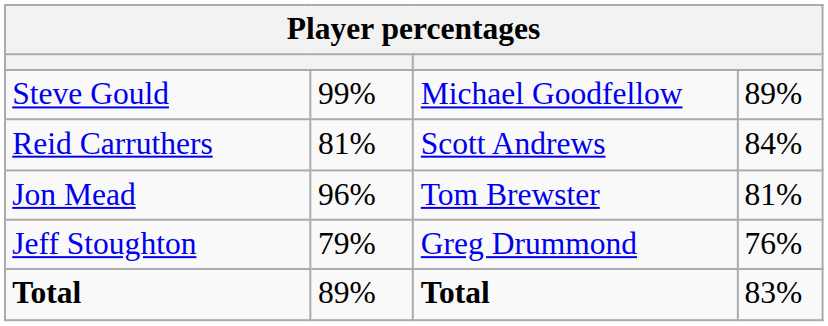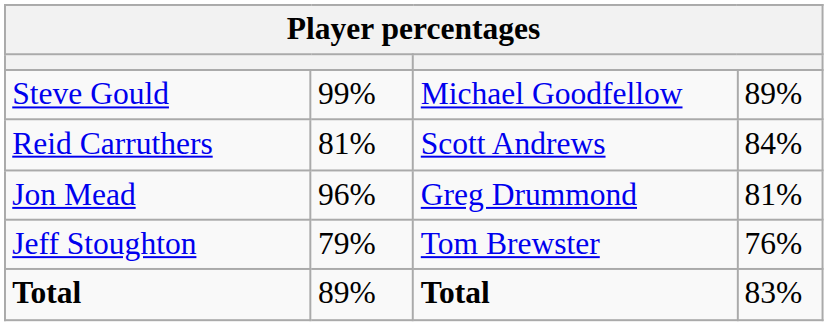(510, 193) Tom Brewster -> (529, 193) Greg Drummond
(529, 243) Greg Drummond -> (510, 243) Tom Brewster
